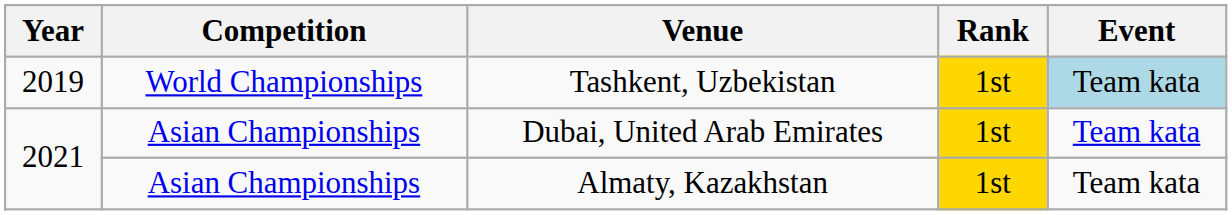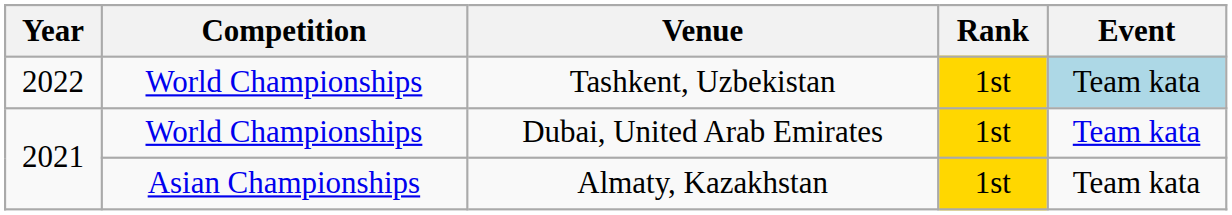(53, 81) 2019 -> (53, 81) 2022
(284, 132) Asian Championships -> (284, 132) World Championships
